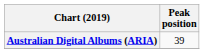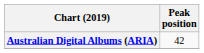(179, 40) 39 -> (179, 40) 42
